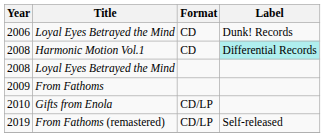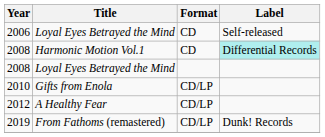(258, 31) Dunk! Records -> (253, 31) Self-released
- row: (19, 86)
+ row: (19, 104)
(253, 123) Self-released -> (258, 123) Dunk! Records
